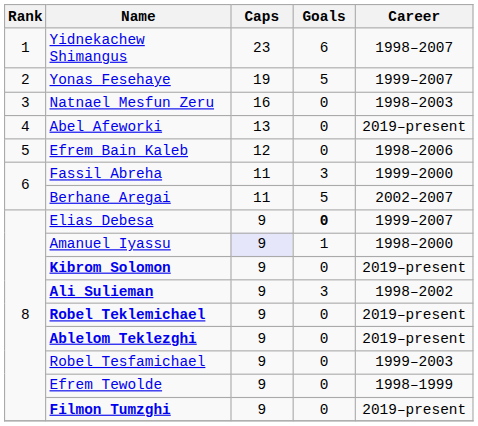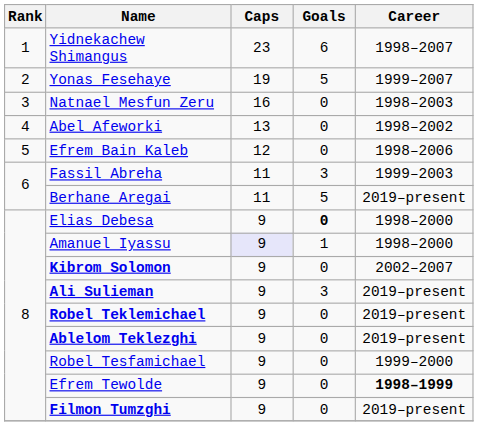(414, 127) 2019–present -> (414, 127) 1998–2002
(414, 174) 1999–2000 -> (414, 174) 1999–2003
(414, 198) 2002–2007 -> (414, 198) 2019–present
(414, 221) 1999–2007 -> (414, 221) 1998–2000
(414, 268) 2019–present -> (414, 268) 2002–2007
(414, 292) 1998–2002 -> (414, 292) 2019–present
(414, 362) 1999–2003 -> (414, 362) 1999–2000
(414, 386) normal -> (414, 386) bold
